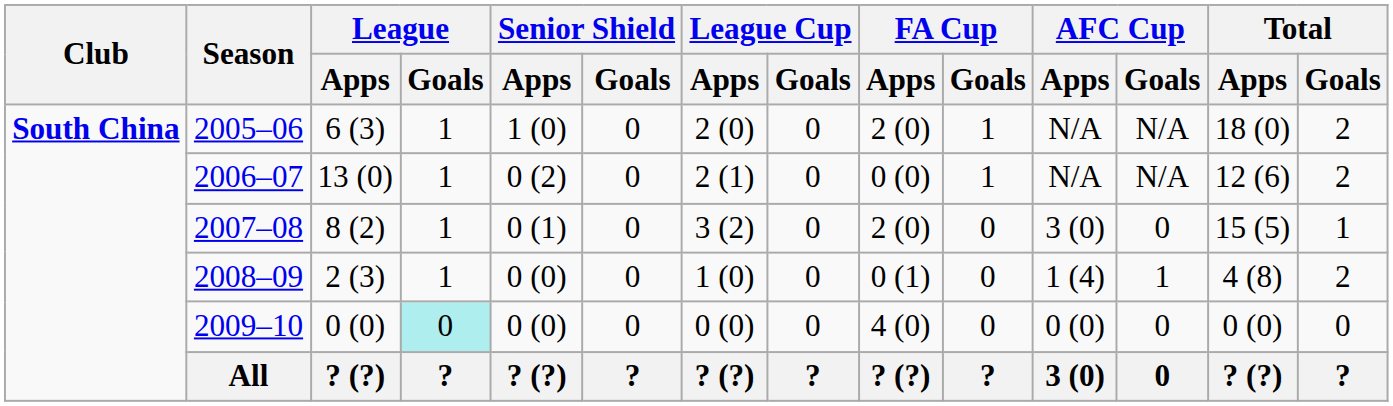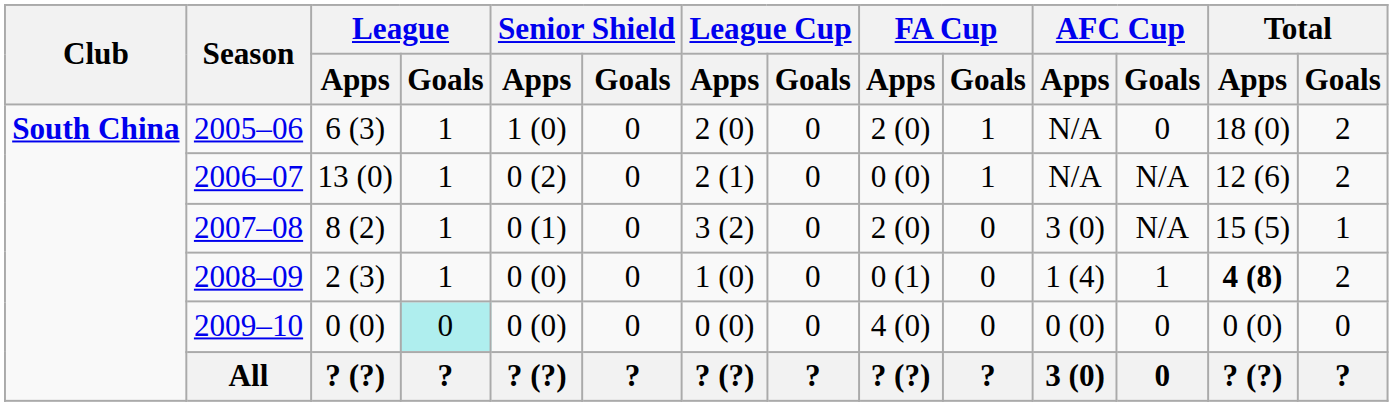(1162, 128) N/A -> (1162, 128) 0
(1162, 227) 0 -> (1162, 227) N/A
(1252, 276) normal -> (1252, 276) bold
